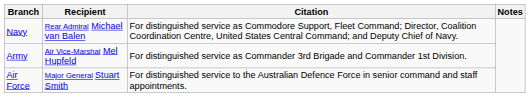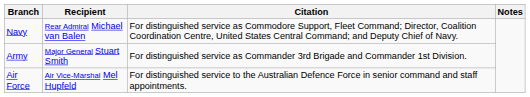(81, 56) Air Vice-Marshal Mel Hupfeld -> (82, 56) Major General Stuart Smith
(82, 81) Major General Stuart Smith -> (81, 81) Air Vice-Marshal Mel Hupfeld
